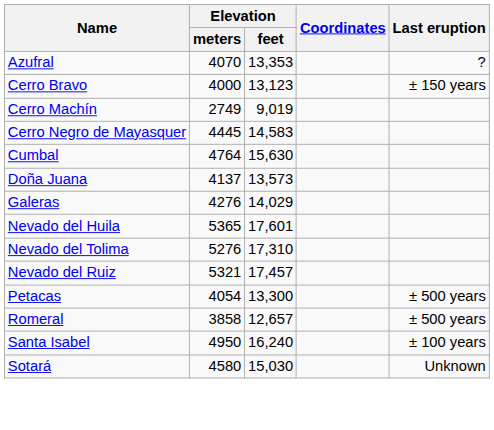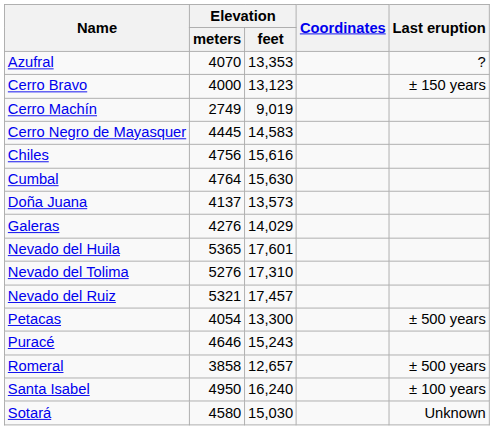+ row: (28, 156)
+ row: (31, 343)
